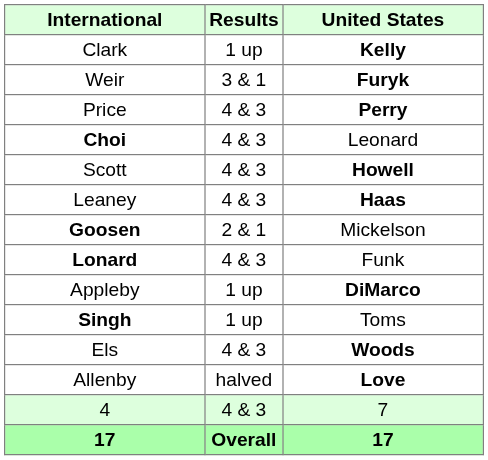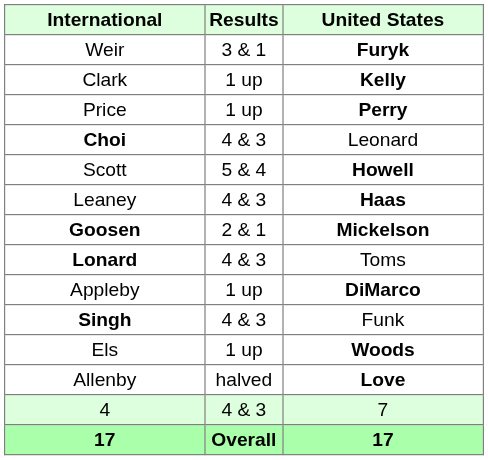rows swapped: (105, 79) <-> (105, 49)
(244, 109) 4 & 3 -> (244, 109) 1 up
(244, 169) 4 & 3 -> (244, 169) 5 & 4
(383, 229) normal -> (383, 229) bold
(383, 259) Funk -> (383, 259) Toms
(244, 319) 1 up -> (244, 319) 4 & 3
(383, 319) Toms -> (383, 319) Funk
(244, 349) 4 & 3 -> (244, 349) 1 up
